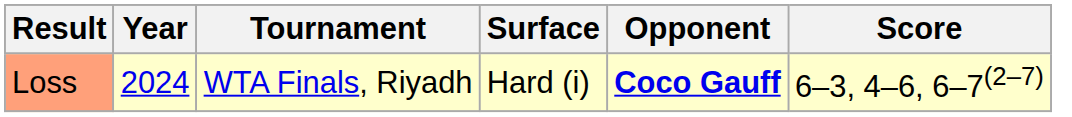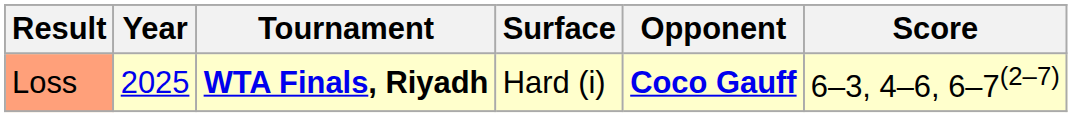(155, 82) 2024 -> (155, 82) 2025
(338, 82) normal -> (346, 82) bold
